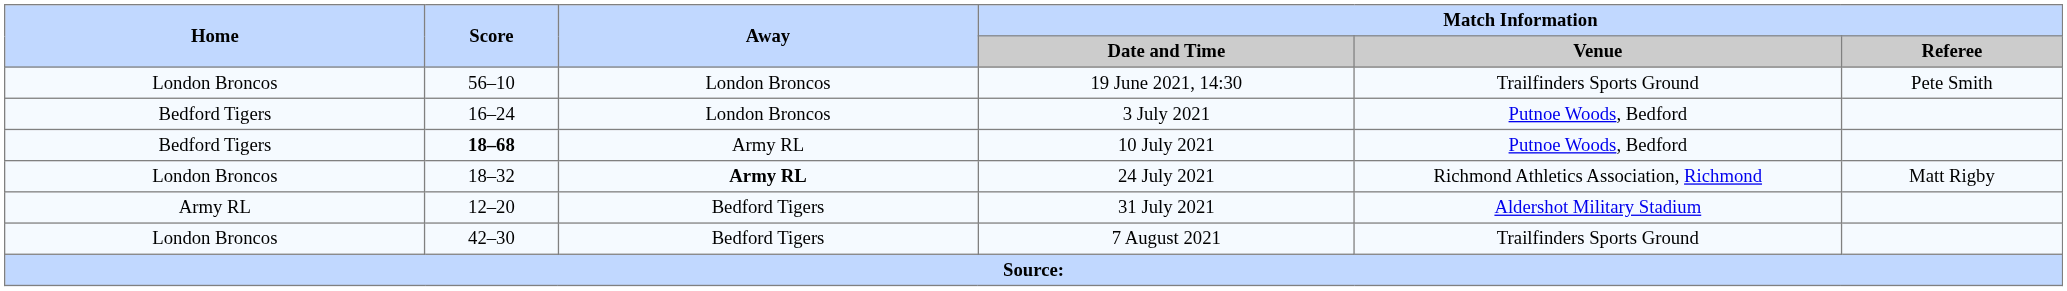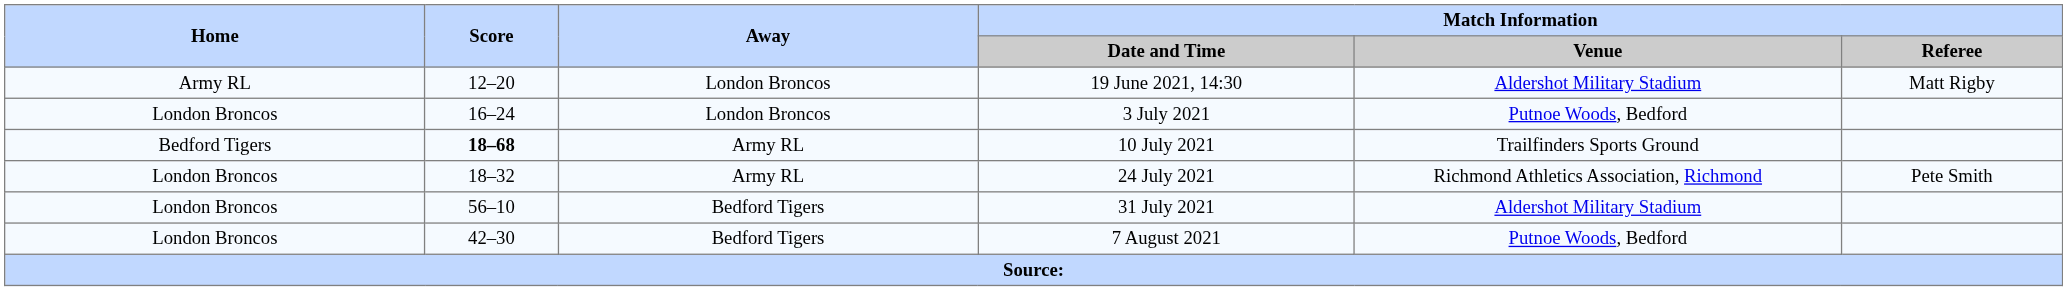(215, 82) London Broncos -> (215, 82) Army RL
(491, 82) 56–10 -> (491, 82) 12–20
(1598, 82) Trailfinders Sports Ground -> (1598, 82) Aldershot Military Stadium
(1952, 82) Pete Smith -> (1952, 82) Matt Rigby
(215, 113) Bedford Tigers -> (215, 113) London Broncos
(1598, 144) Putnoe Woods, Bedford -> (1598, 144) Trailfinders Sports Ground
(768, 176) bold -> (768, 176) normal
(1952, 176) Matt Rigby -> (1952, 176) Pete Smith
(215, 207) Army RL -> (215, 207) London Broncos
(491, 207) 12–20 -> (491, 207) 56–10
(1598, 238) Trailfinders Sports Ground -> (1598, 238) Putnoe Woods, Bedford
